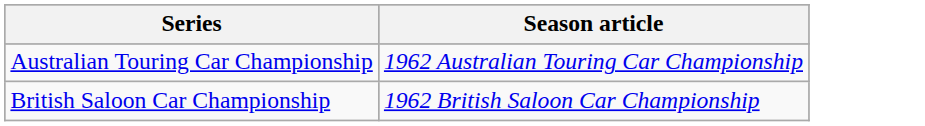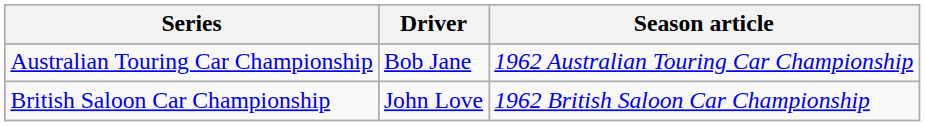+ column: (434, 23)
